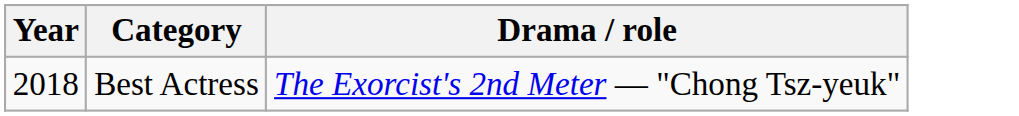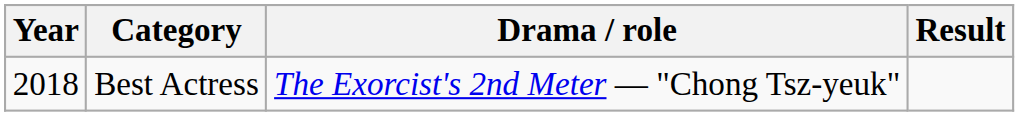+ column: (961, 30)
